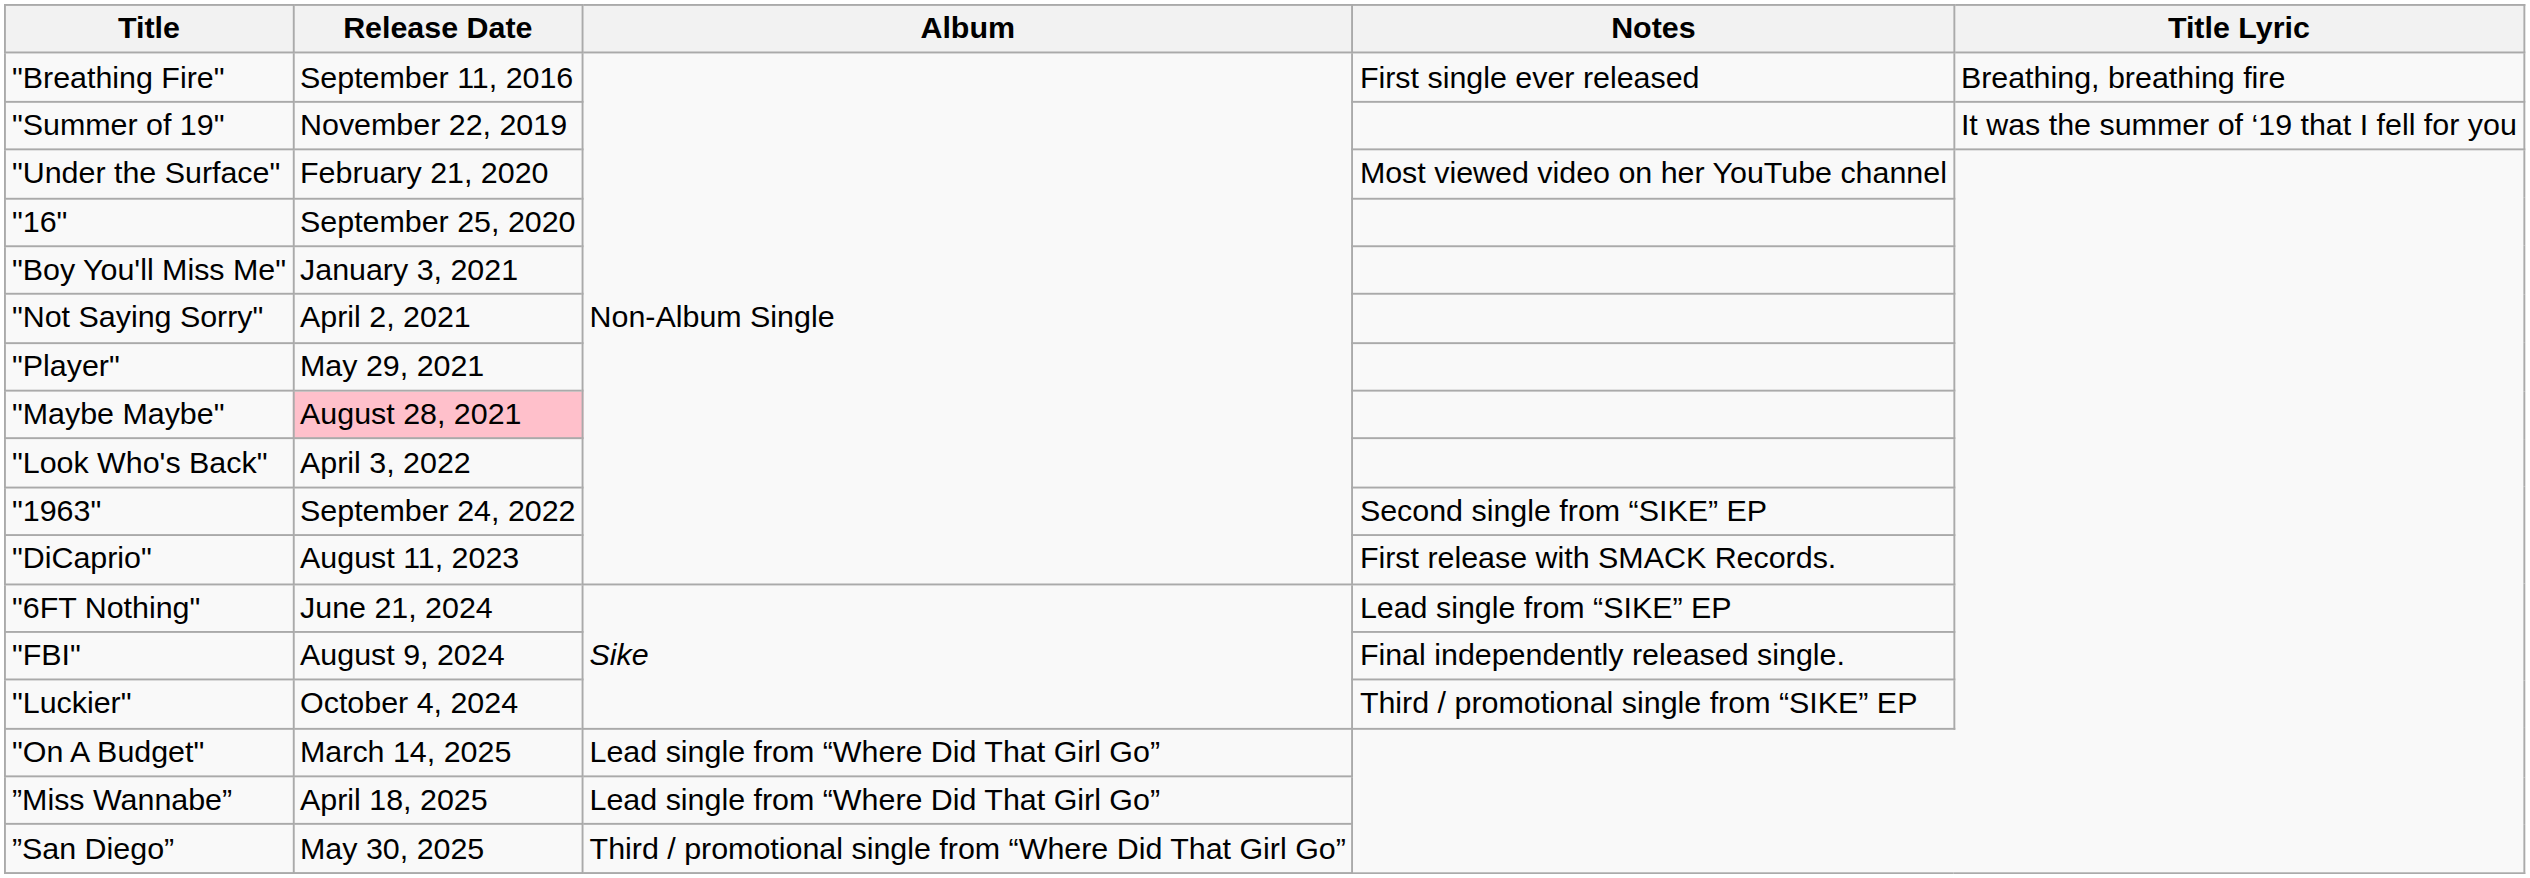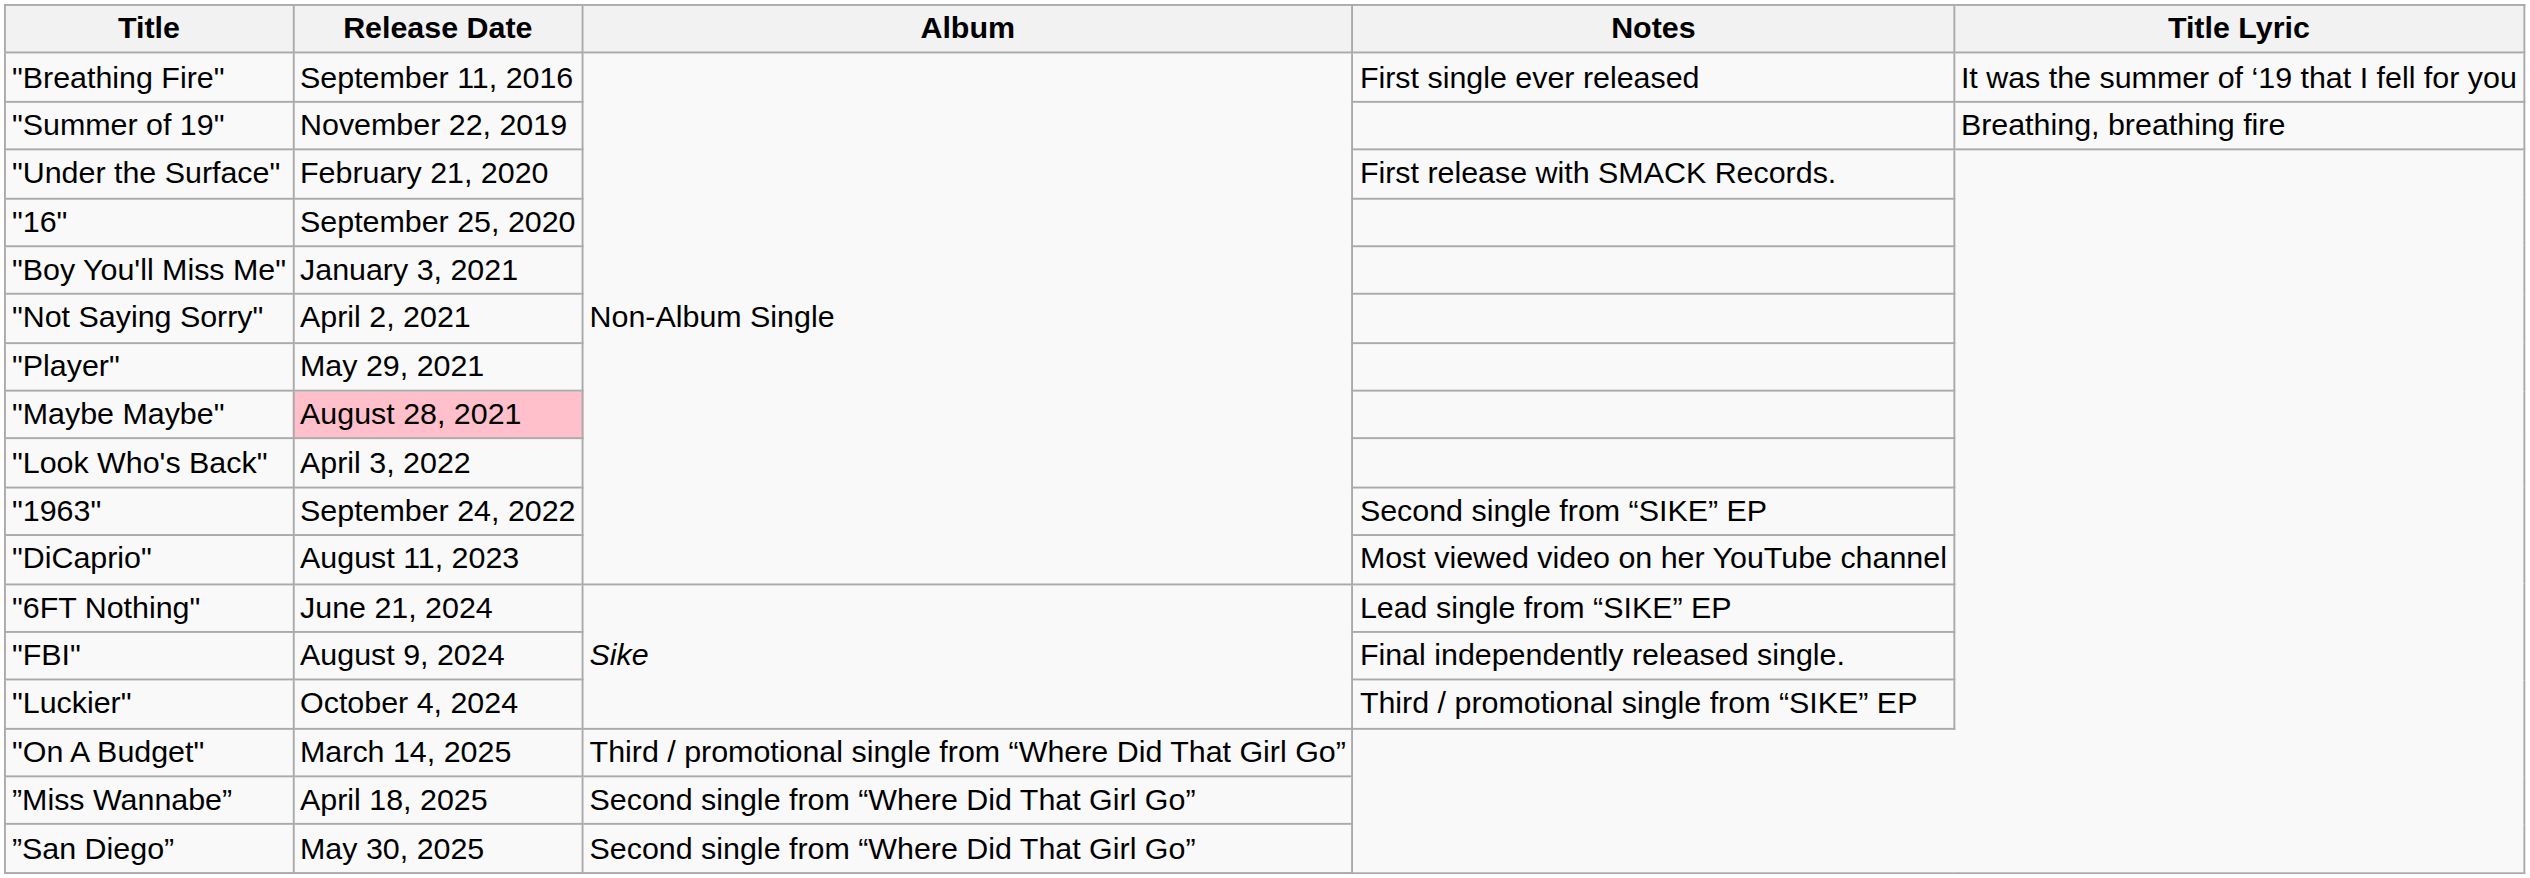(2123, 76) Breathing, breathing fire -> (2239, 76) It was the summer of ‘19 that I fell for you
(2239, 125) It was the summer of ‘19 that I fell for you -> (2123, 125) Breathing, breathing fire
(1653, 173) Most viewed video on her YouTube channel -> (1598, 173) First release with SMACK Records.
(1598, 558) First release with SMACK Records. -> (1653, 558) Most viewed video on her YouTube channel
(875, 751) Lead single from “Where Did That Girl Go” -> (968, 751) Third / promotional single from “Where Did That Girl Go”
(875, 800) Lead single from “Where Did That Girl Go” -> (893, 800) Second single from “Where Did That Girl Go”
(968, 848) Third / promotional single from “Where Did That Girl Go” -> (893, 848) Second single from “Where Did That Girl Go”
